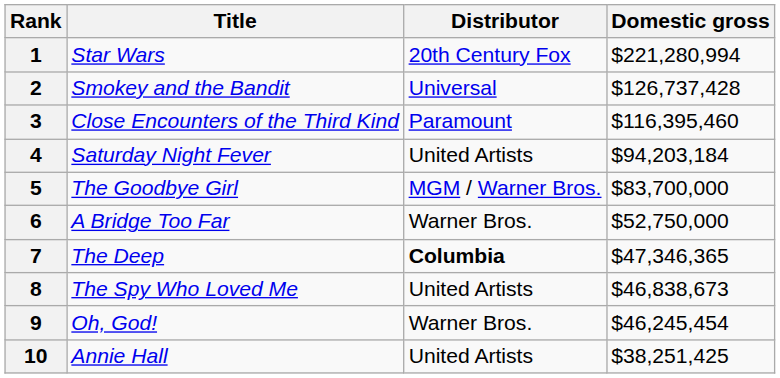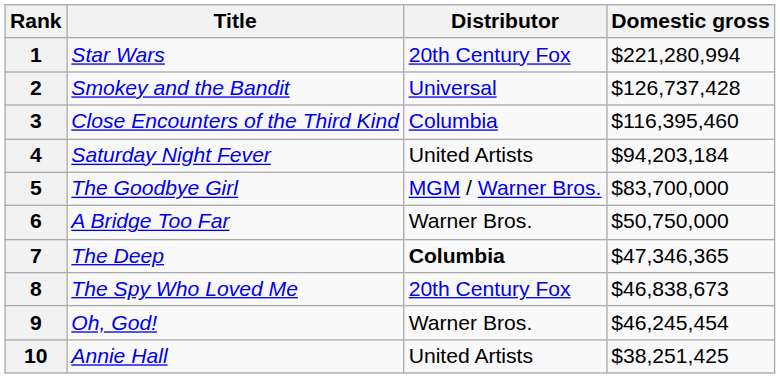(460, 121) Paramount -> (453, 121) Columbia
(670, 222) $52,750,000 -> (670, 222) $50,750,000
(471, 289) United Artists -> (490, 289) 20th Century Fox
